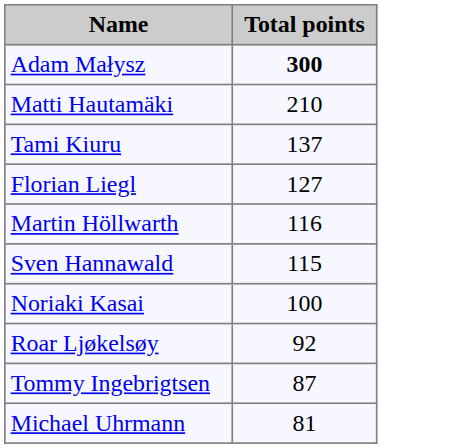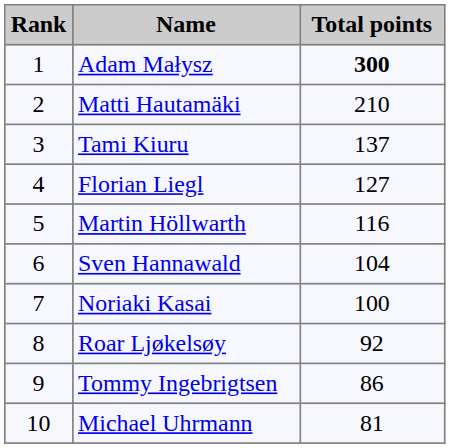+ column: (39, 24)
(304, 263) 115 -> (372, 263) 104
(304, 382) 87 -> (372, 382) 86
